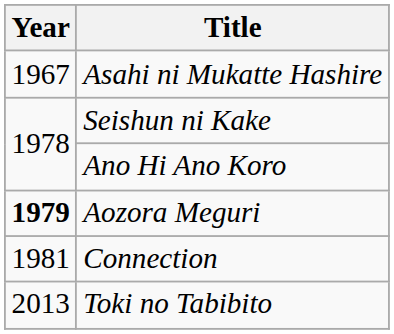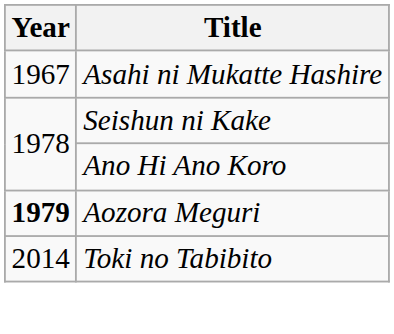- row: (150, 258)
(41, 304) 2013 -> (41, 258) 2014
